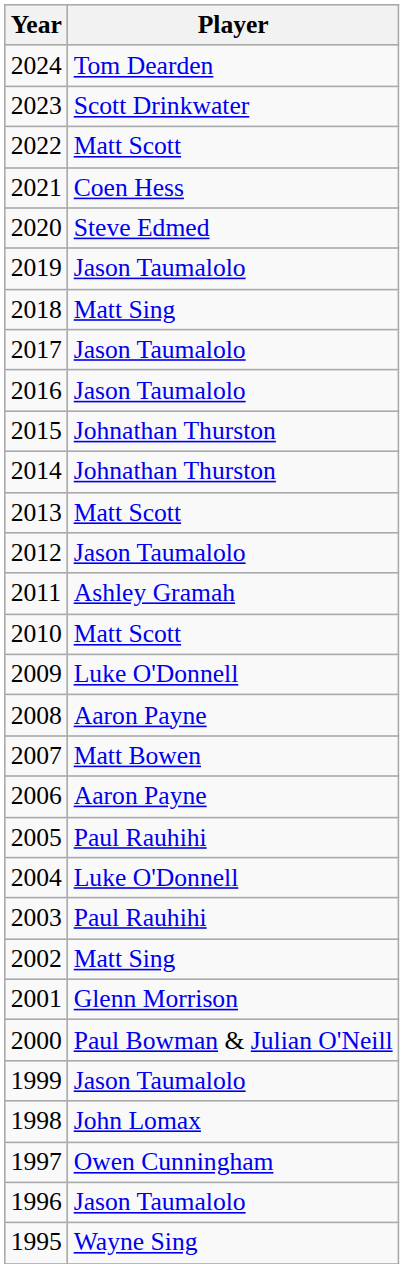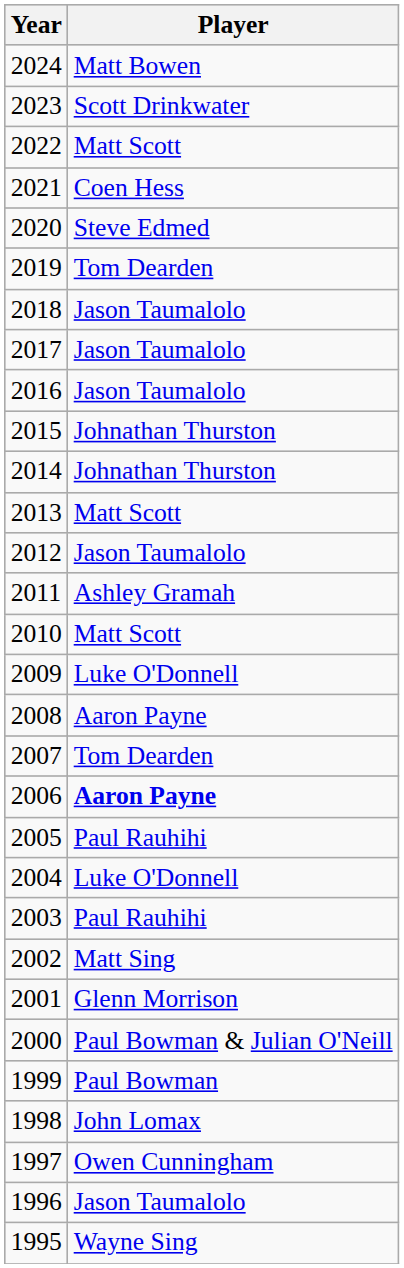(144, 65) Tom Dearden -> (137, 65) Matt Bowen
(160, 268) Jason Taumalolo -> (144, 268) Tom Dearden
(125, 308) Matt Sing -> (160, 308) Jason Taumalolo
(137, 755) Matt Bowen -> (144, 755) Tom Dearden
(140, 796) normal -> (145, 796) bold
(160, 1080) Jason Taumalolo -> (146, 1080) Paul Bowman
